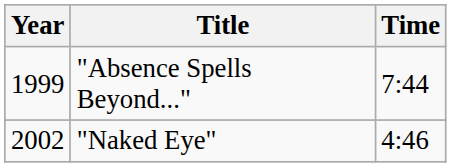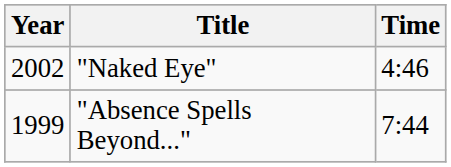rows swapped: (164, 83) <-> (147, 140)
